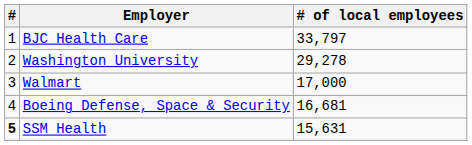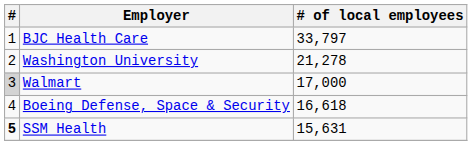(322, 61) 29,278 -> (322, 61) 21,278
(12, 84) no background -> (12, 84) lightgrey background
(322, 107) 16,681 -> (322, 107) 16,618
